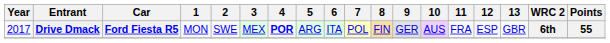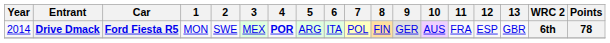(19, 29) 2017 -> (19, 29) 2014
(586, 29) 55 -> (586, 29) 78
